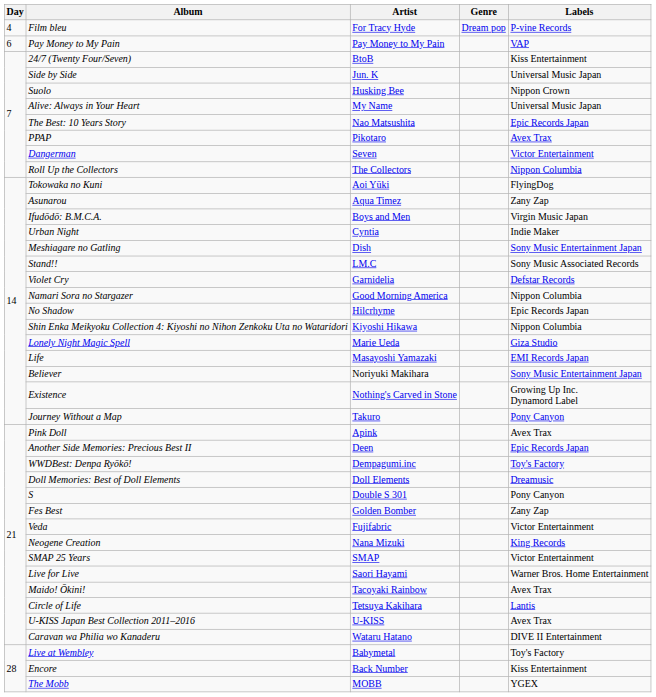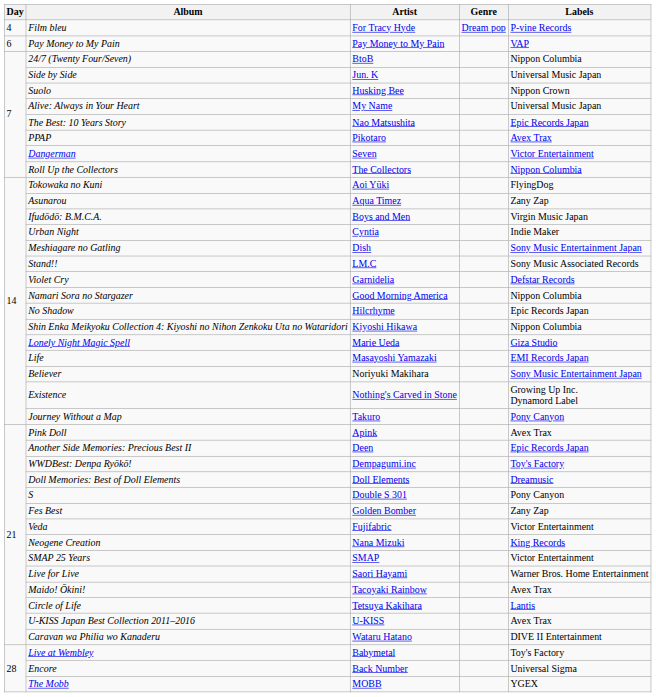(549, 59) Kiss Entertainment -> (546, 59) Nippon Columbia
(549, 668) Kiss Entertainment -> (544, 668) Universal Sigma
